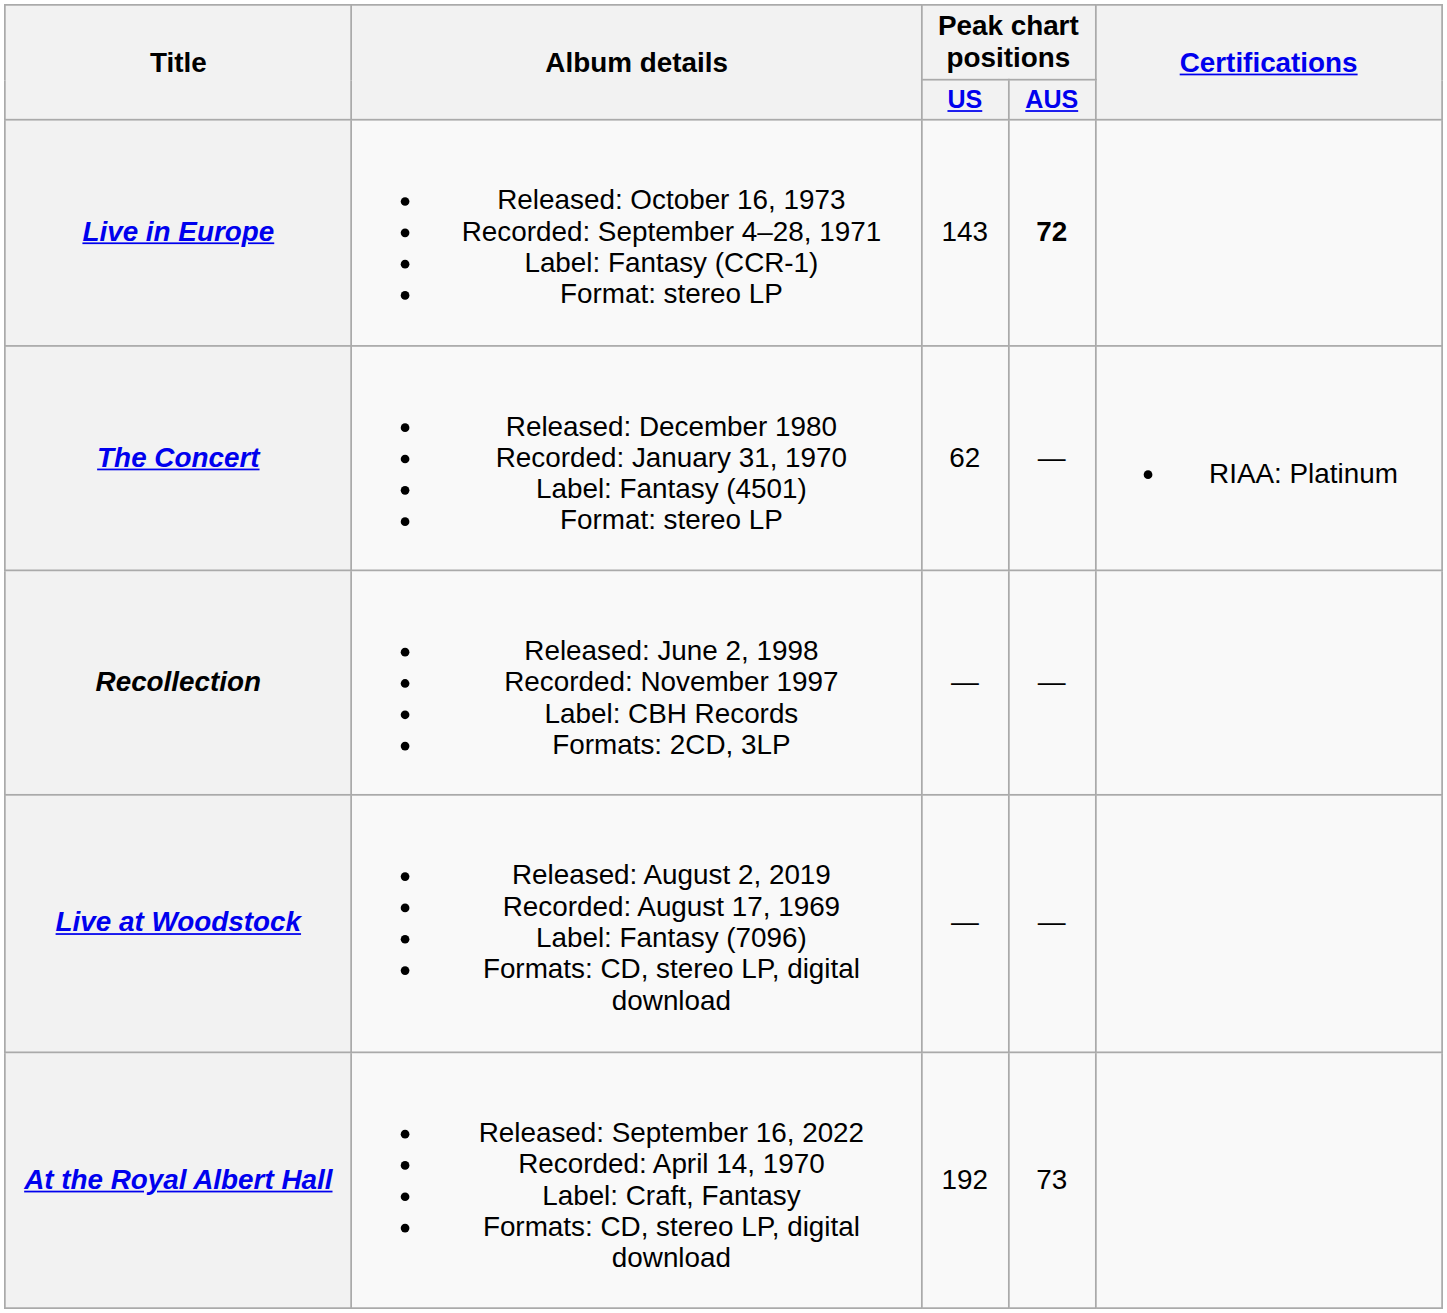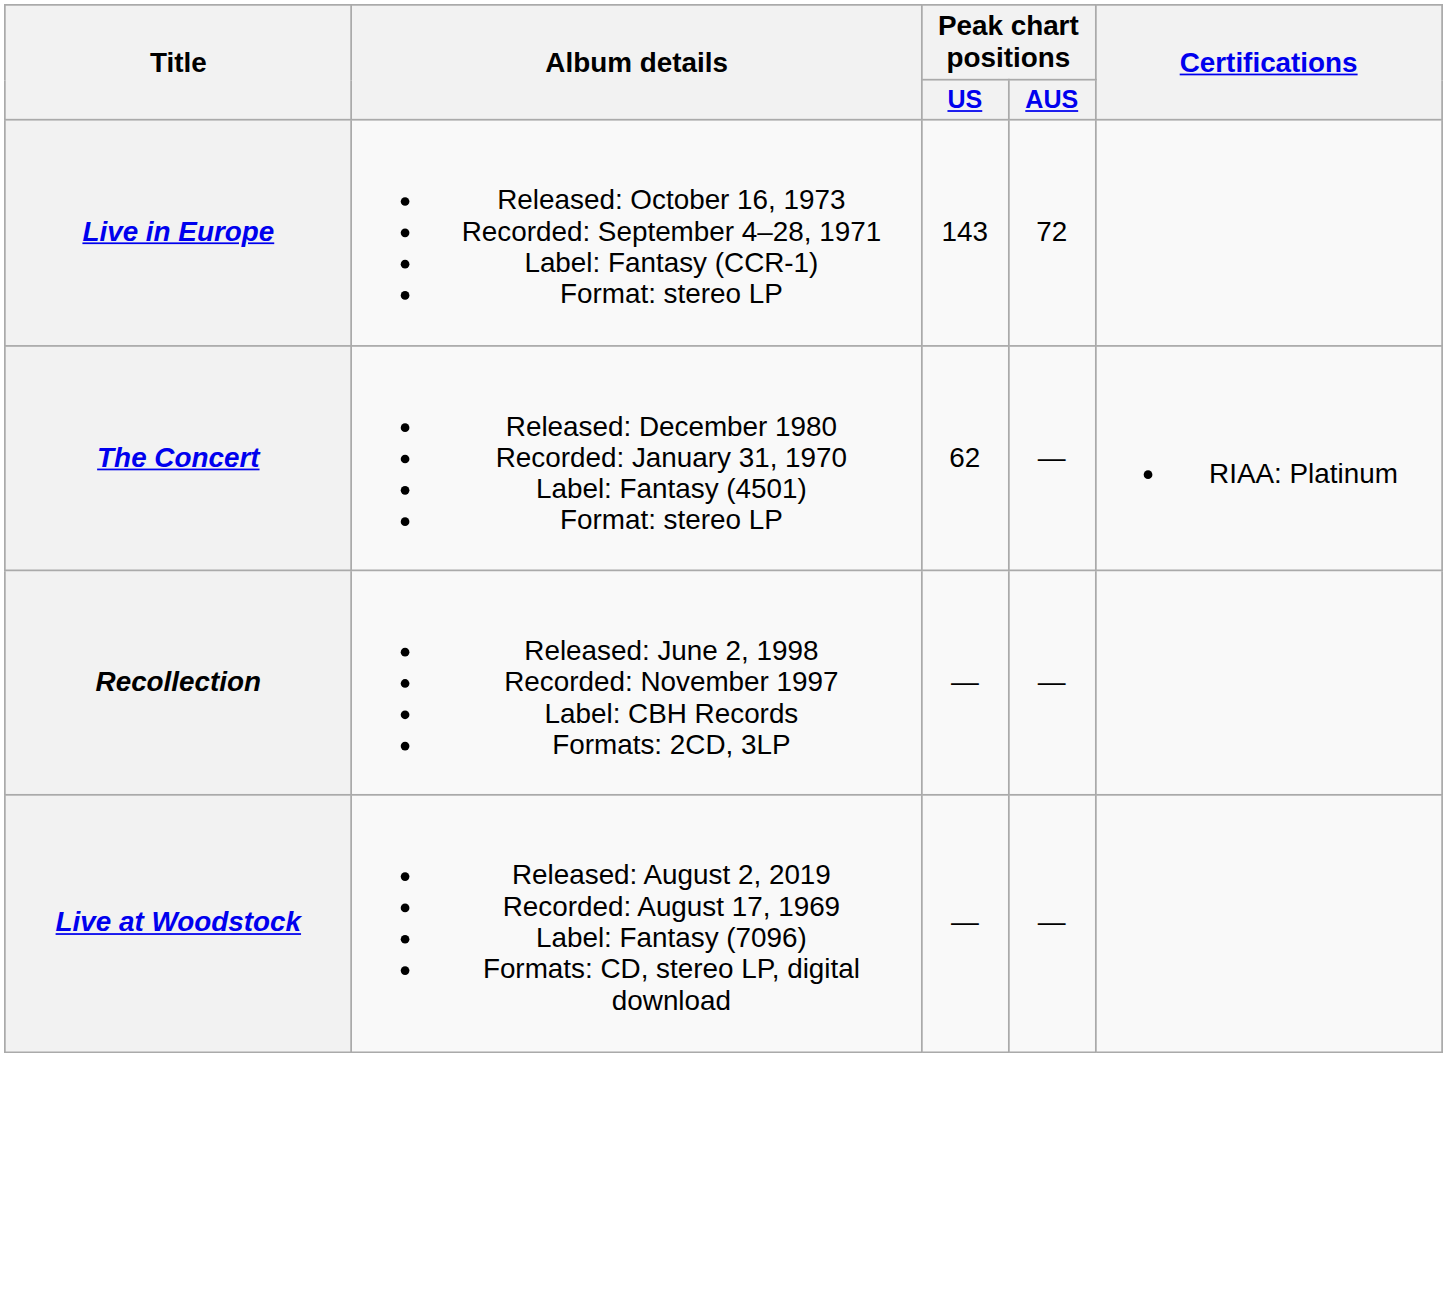(1052, 232) bold -> (1052, 232) normal
- row: (178, 1179)
